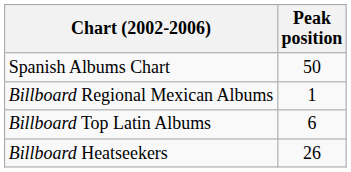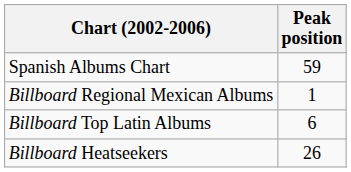(312, 67) 50 -> (312, 67) 59
